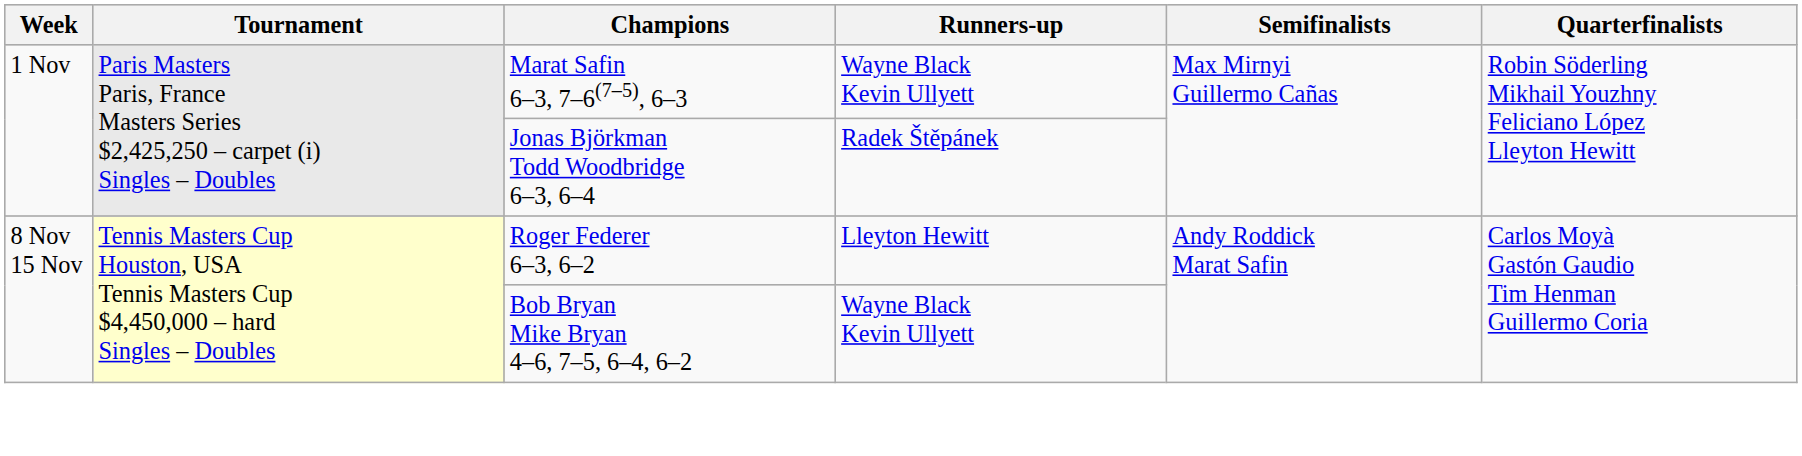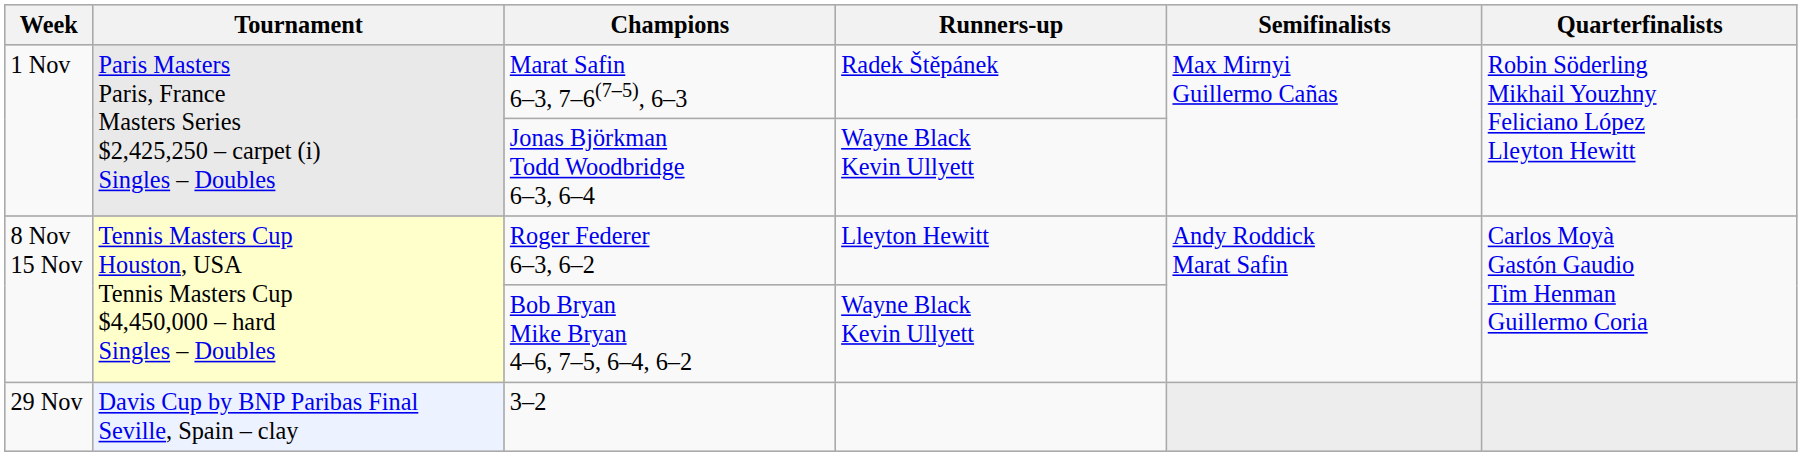(908, 79) Wayne Black Kevin Ullyett -> (920, 64) Radek Štěpánek
(920, 138) Radek Štěpánek -> (908, 153) Wayne Black Kevin Ullyett
+ row: (528, 402)
